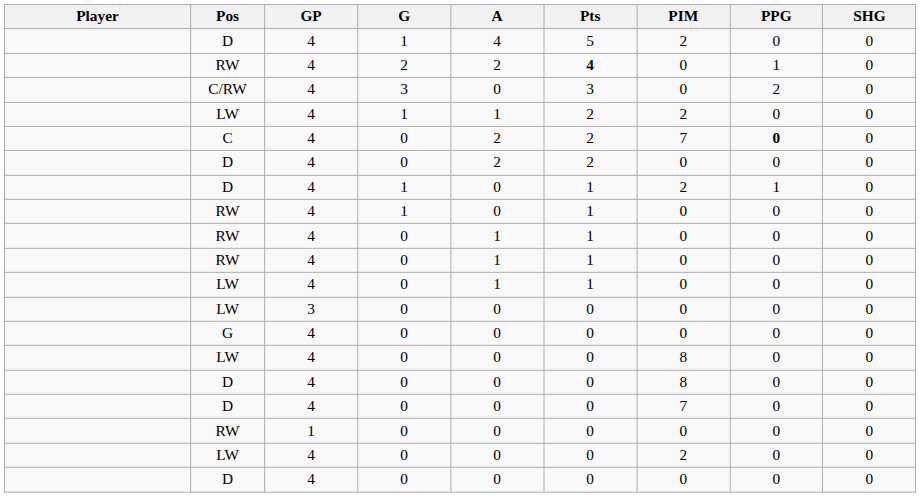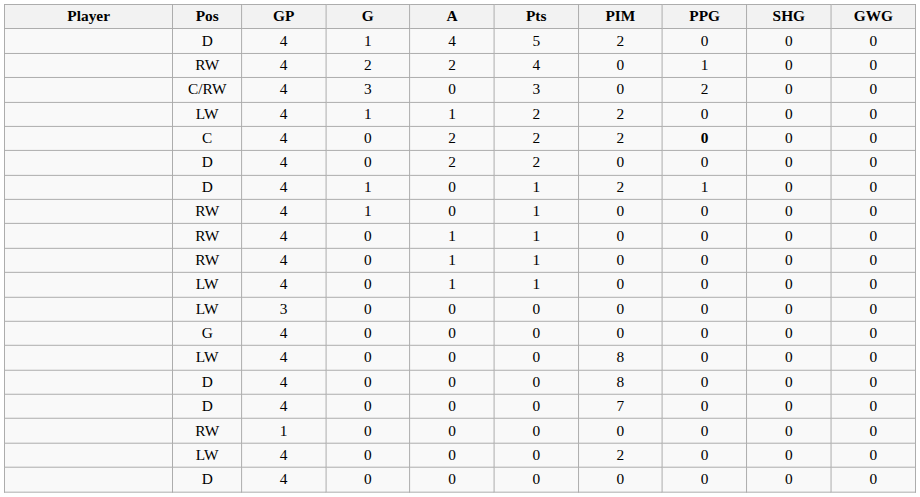+ column: (873, 16)
(590, 65) bold -> (536, 65) normal
(683, 138) 7 -> (620, 138) 2
